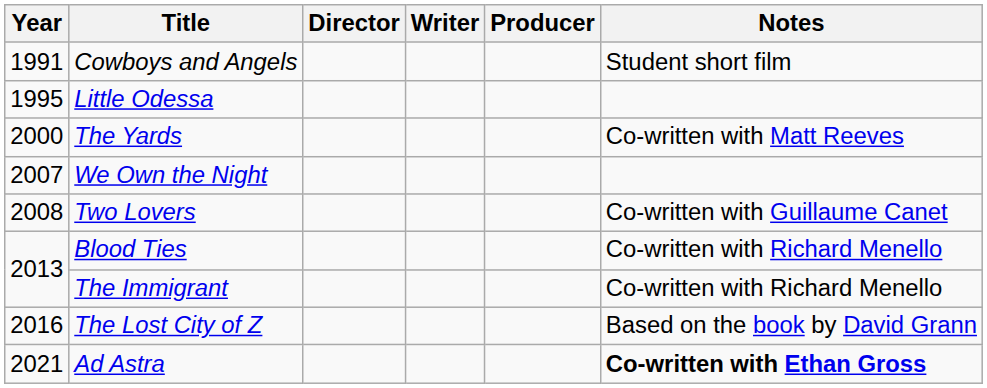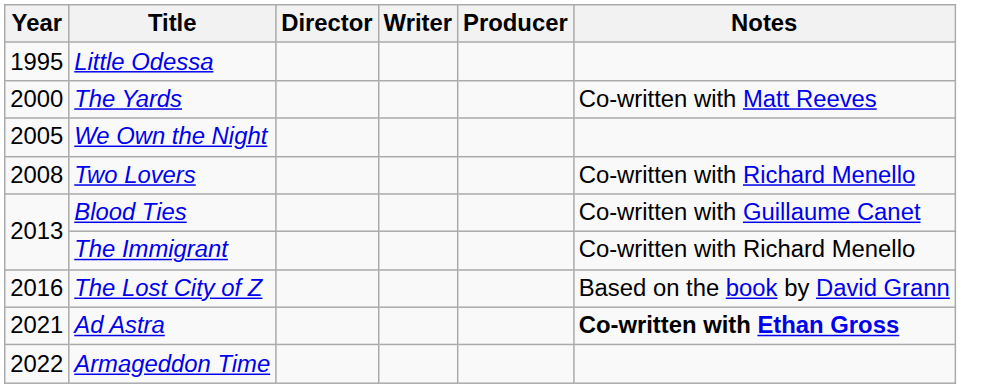- row: (186, 61)
(37, 174) 2007 -> (37, 136) 2005
(777, 212) Co-written with Guillaume Canet -> (747, 174) Co-written with Richard Menello
(774, 250) Co-written with Richard Menello -> (750, 212) Co-written with Guillaume Canet
+ row: (172, 363)
